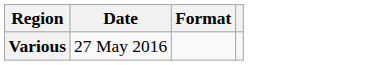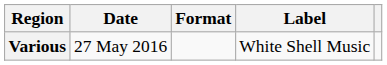+ column: (305, 18)
